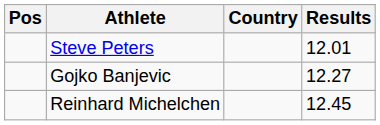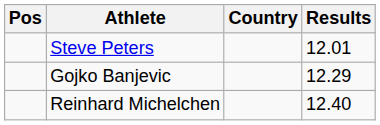(329, 76) 12.27 -> (329, 76) 12.29
(329, 104) 12.45 -> (329, 104) 12.40
